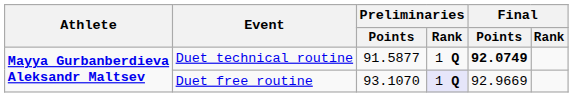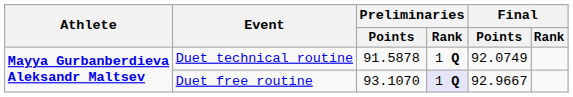(391, 58) 91.5877 -> (391, 58) 91.5878
(499, 58) bold -> (499, 58) normal
(499, 81) 92.9669 -> (499, 81) 92.9667
